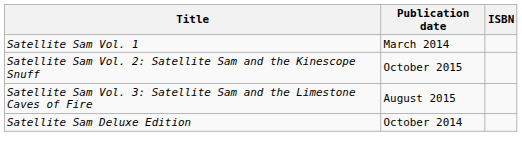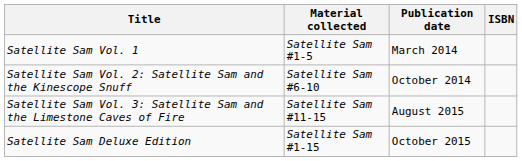+ column: (337, 20)
(423, 68) October 2015 -> (431, 80) October 2014
(423, 122) October 2014 -> (431, 141) October 2015
